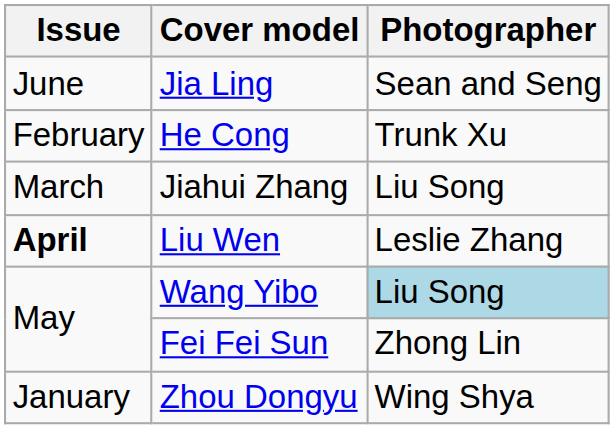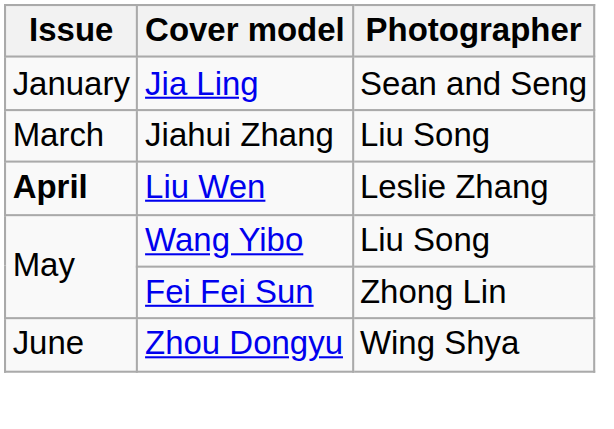(48, 82) June -> (71, 82) January
- row: (225, 135)
(440, 291) lightblue background -> (425, 239) no background
(71, 396) January -> (48, 344) June
